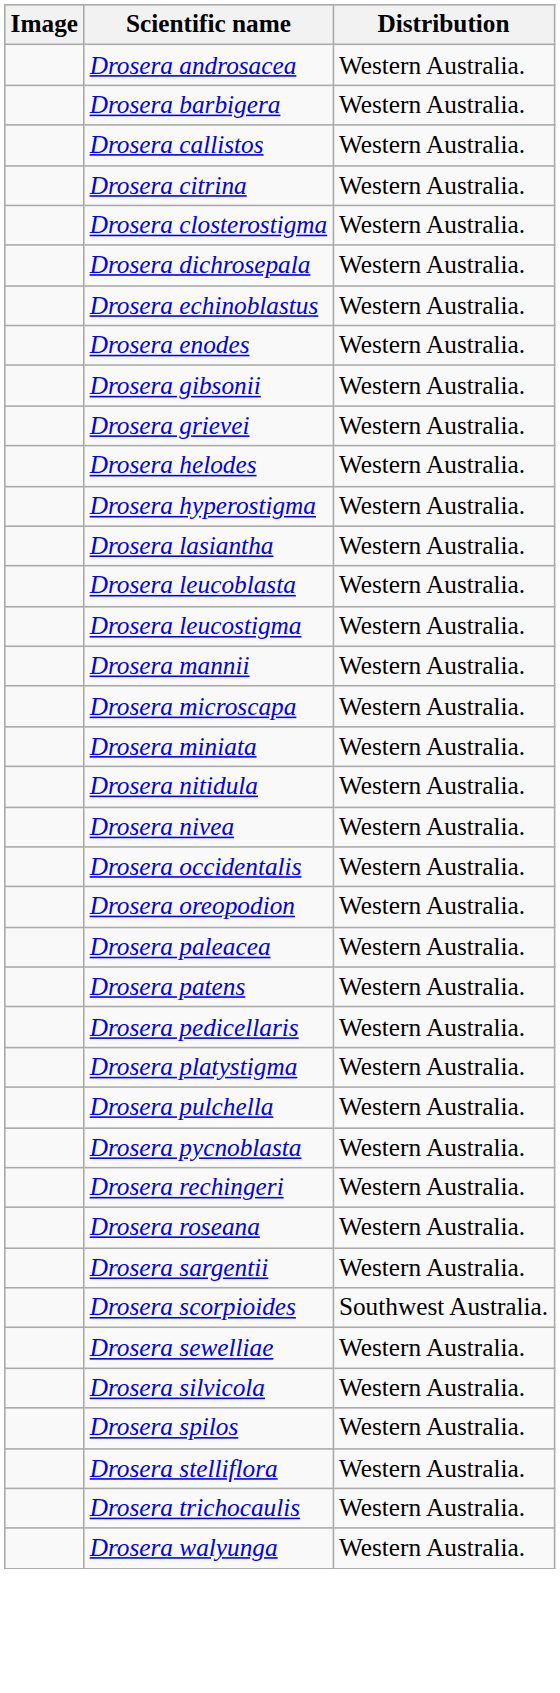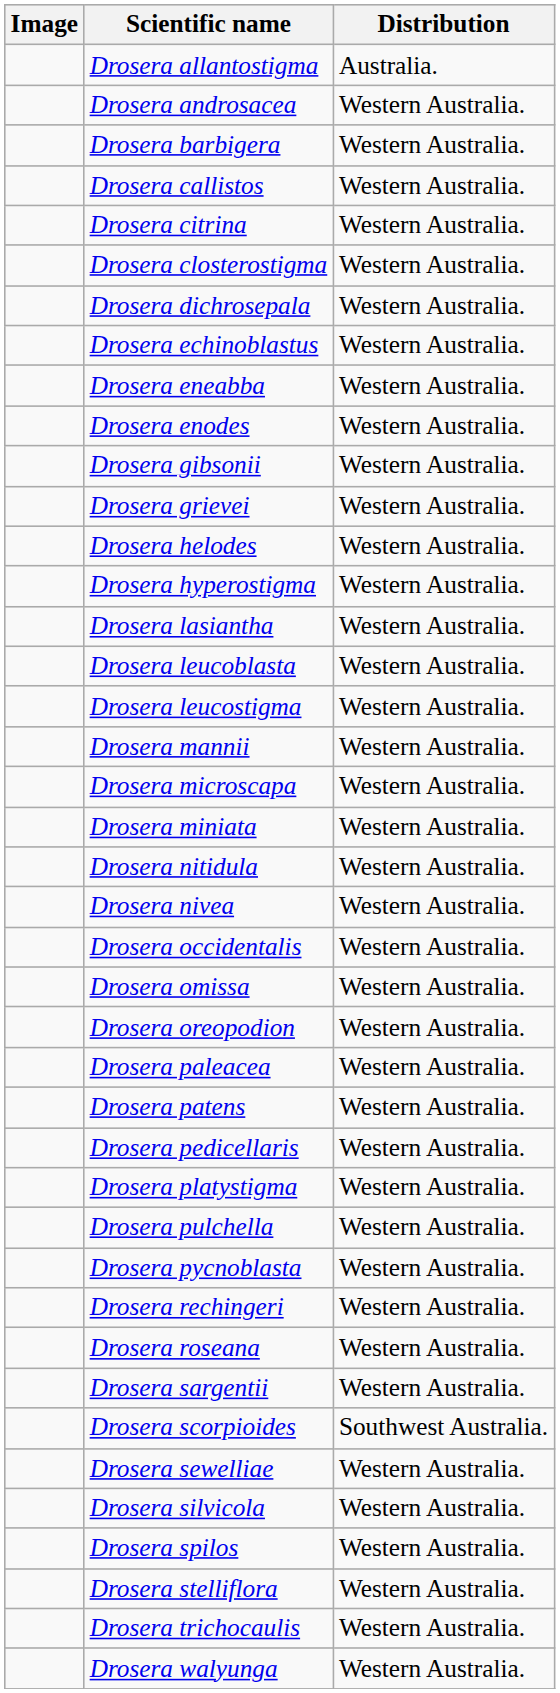+ row: (204, 64)
+ row: (177, 385)
+ row: (170, 986)
